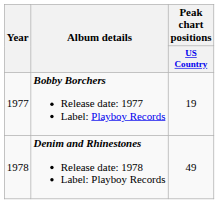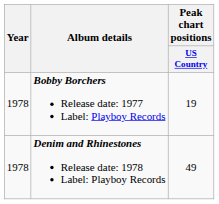(18, 104) 1977 -> (18, 104) 1978
